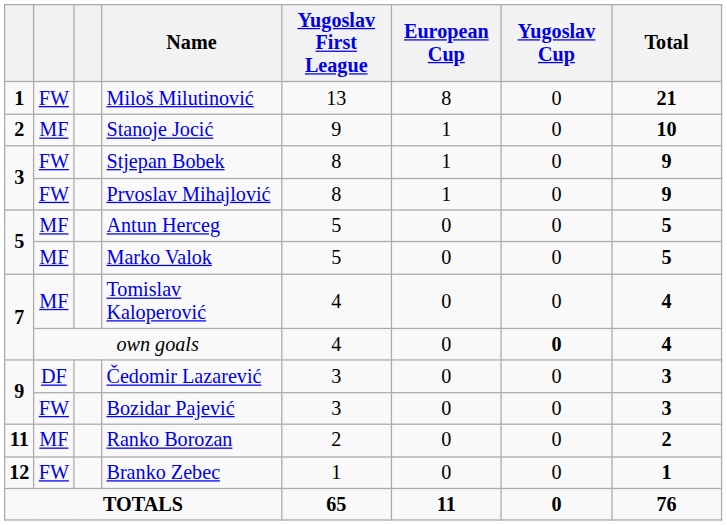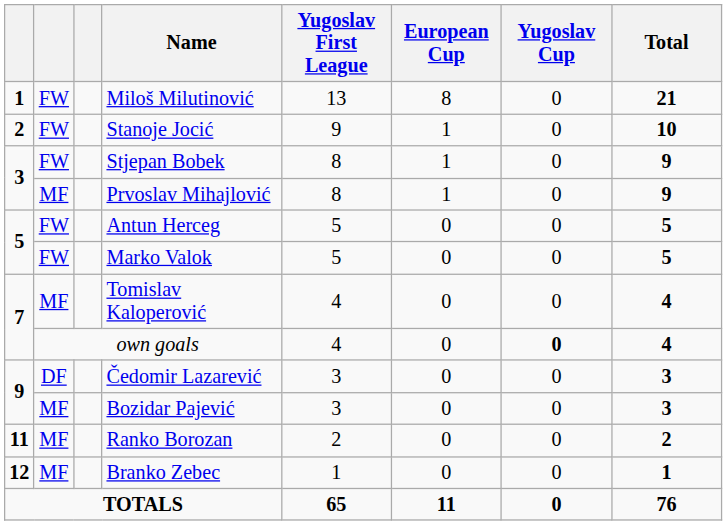(54, 129) MF -> (54, 129) FW
(54, 193) FW -> (54, 193) MF
(54, 225) MF -> (54, 225) FW
(54, 257) MF -> (54, 257) FW
(54, 408) FW -> (54, 408) MF
(54, 472) FW -> (54, 472) MF
